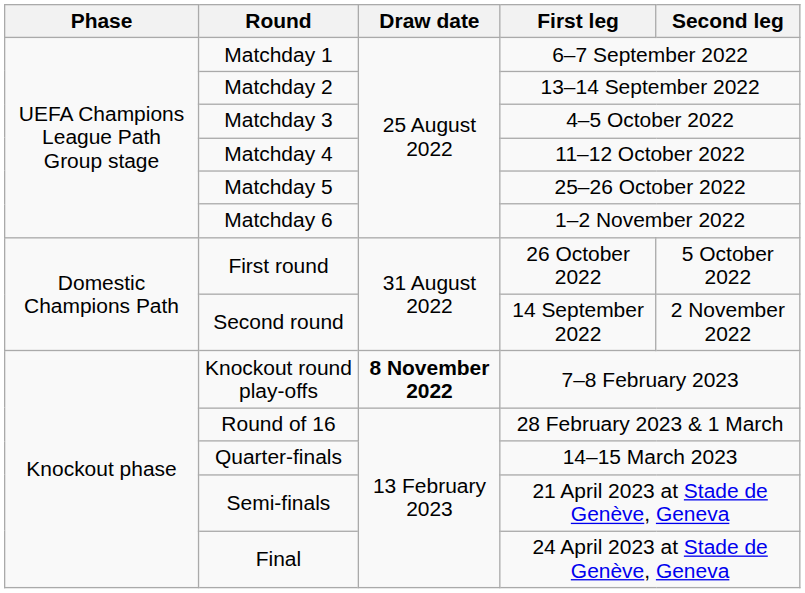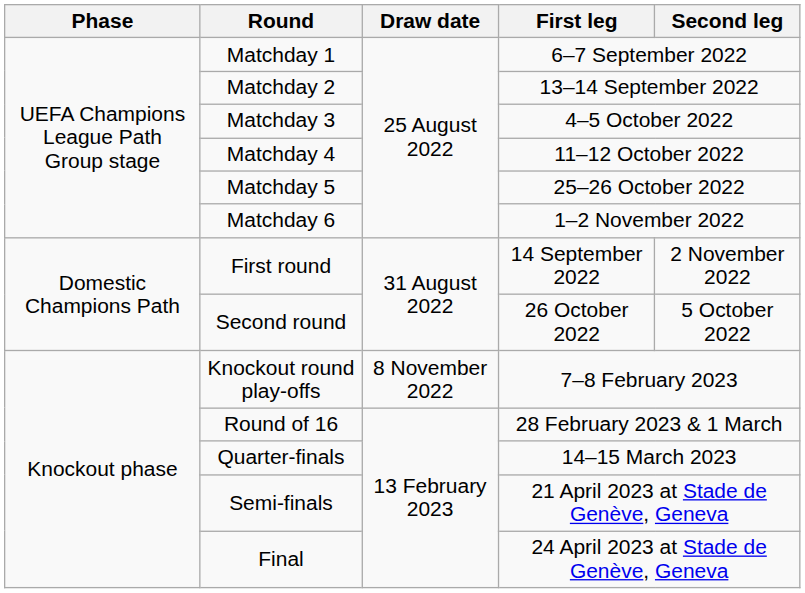(578, 265) 26 October 2022 -> (577, 265) 14 September 2022
(728, 265) 5 October 2022 -> (727, 265) 2 November 2022
(578, 322) 14 September 2022 -> (577, 322) 26 October 2022
(728, 322) 2 November 2022 -> (727, 322) 5 October 2022
(429, 379) bold -> (430, 379) normal
